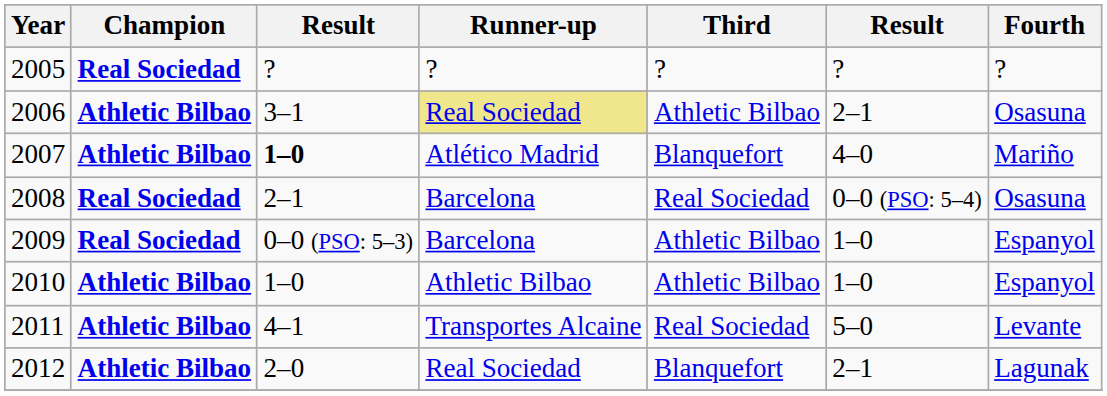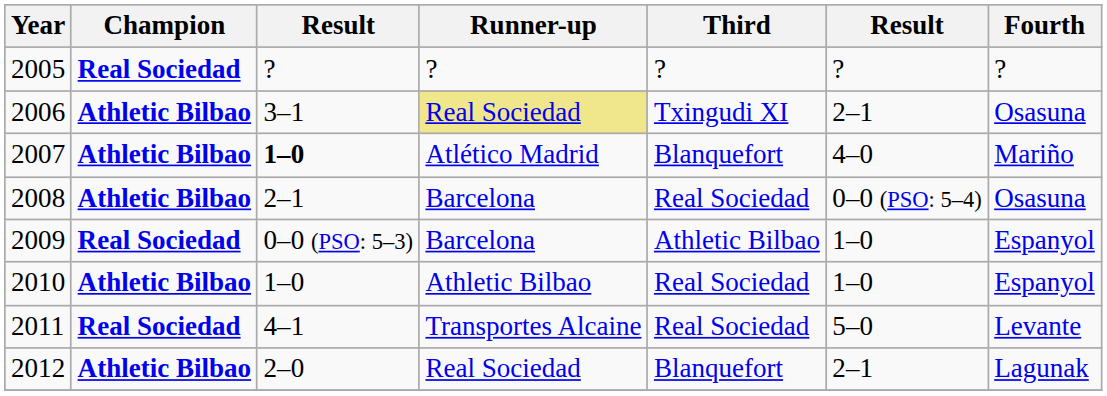(737, 111) Athletic Bilbao -> (721, 111) Txingudi XI
(159, 197) Real Sociedad -> (164, 197) Athletic Bilbao
(737, 283) Athletic Bilbao -> (732, 283) Real Sociedad
(164, 326) Athletic Bilbao -> (159, 326) Real Sociedad
